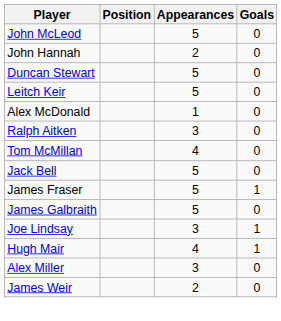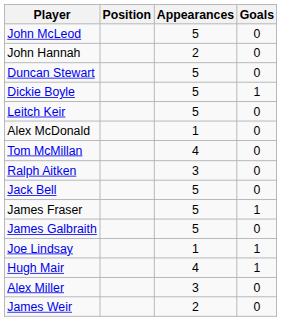+ row: (41, 92)
rows swapped: (45, 151) <-> (42, 131)
(195, 229) 3 -> (195, 248) 1
